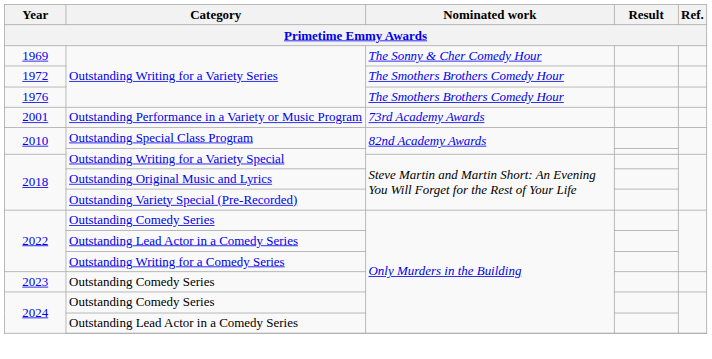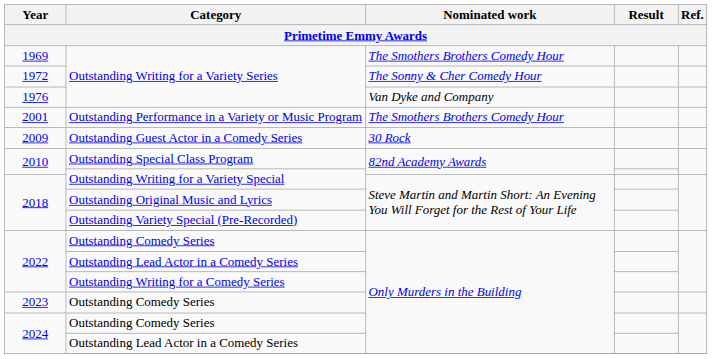(455, 55) The Sonny & Cher Comedy Hour -> (466, 55) The Smothers Brothers Comedy Hour
(466, 76) The Smothers Brothers Comedy Hour -> (455, 76) The Sonny & Cher Comedy Hour
(466, 96) The Smothers Brothers Comedy Hour -> (431, 96) Van Dyke and Company
(426, 117) 73rd Academy Awards -> (466, 117) The Smothers Brothers Comedy Hour
+ row: (35, 138)
